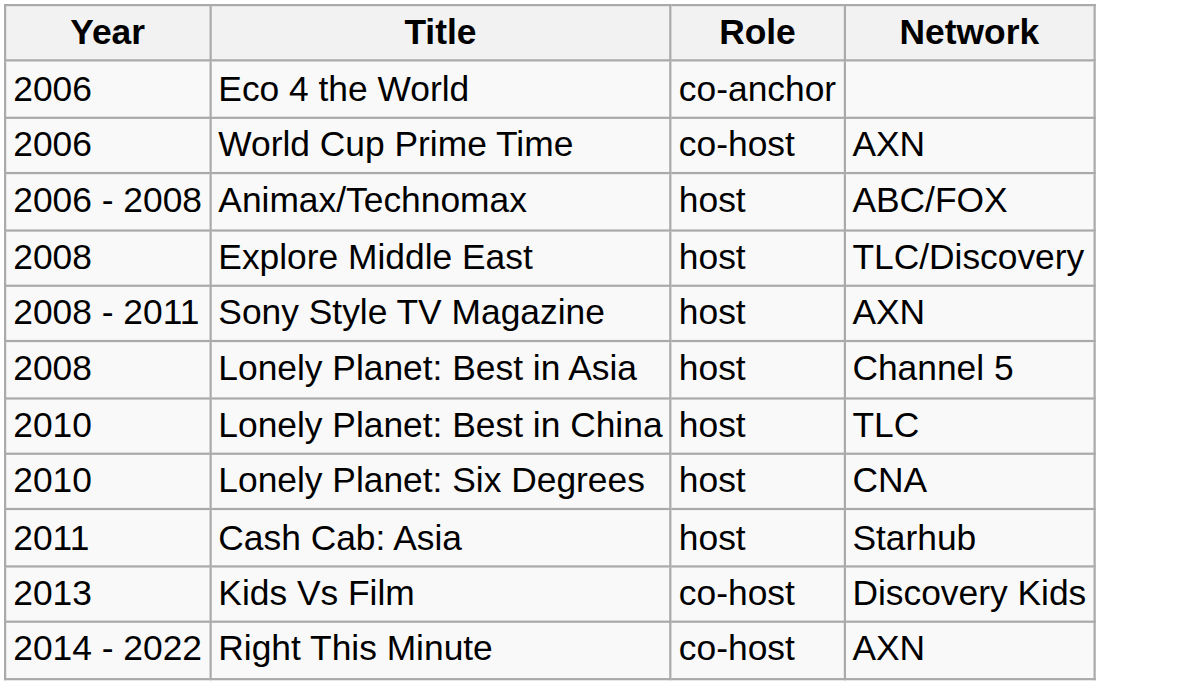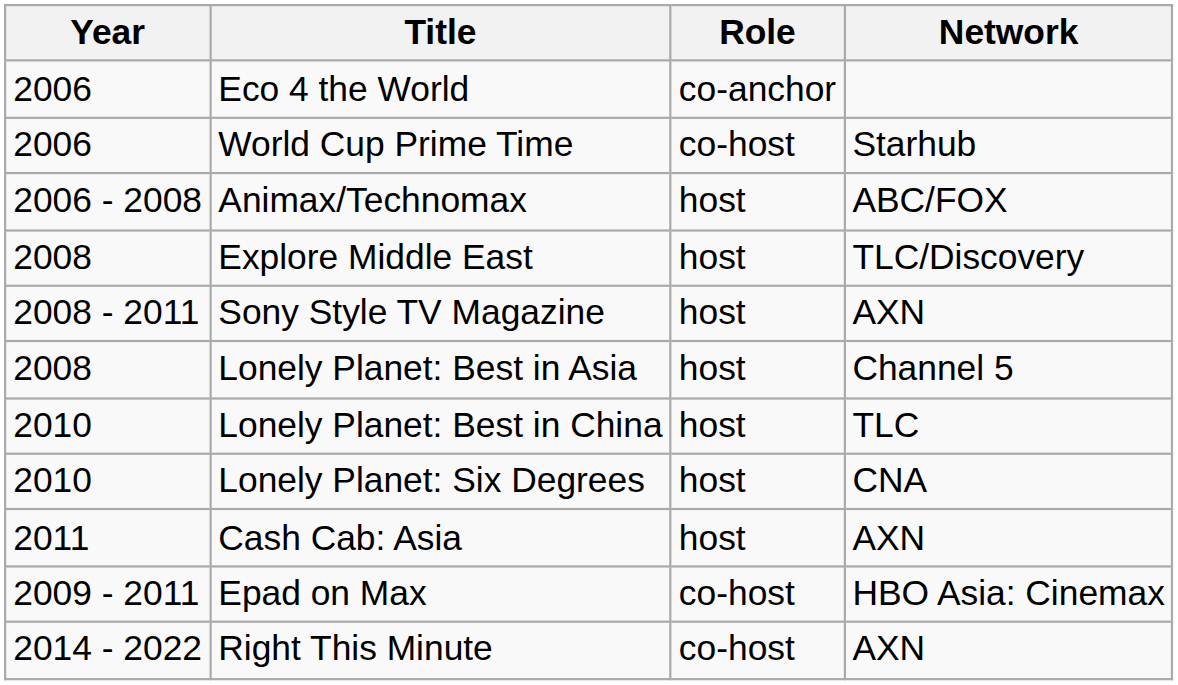(889, 144) AXN -> (914, 144) Starhub
(914, 537) Starhub -> (889, 537) AXN
+ row: (322, 593)
- row: (317, 593)
